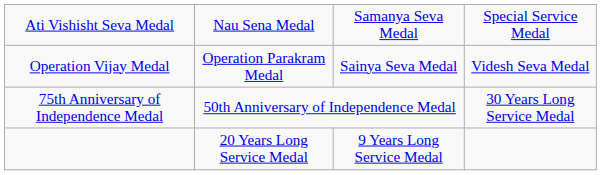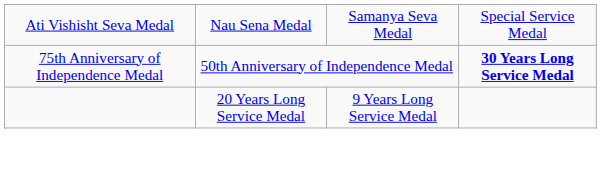- row: (100, 66)
(530, 107) normal -> (528, 66) bold
